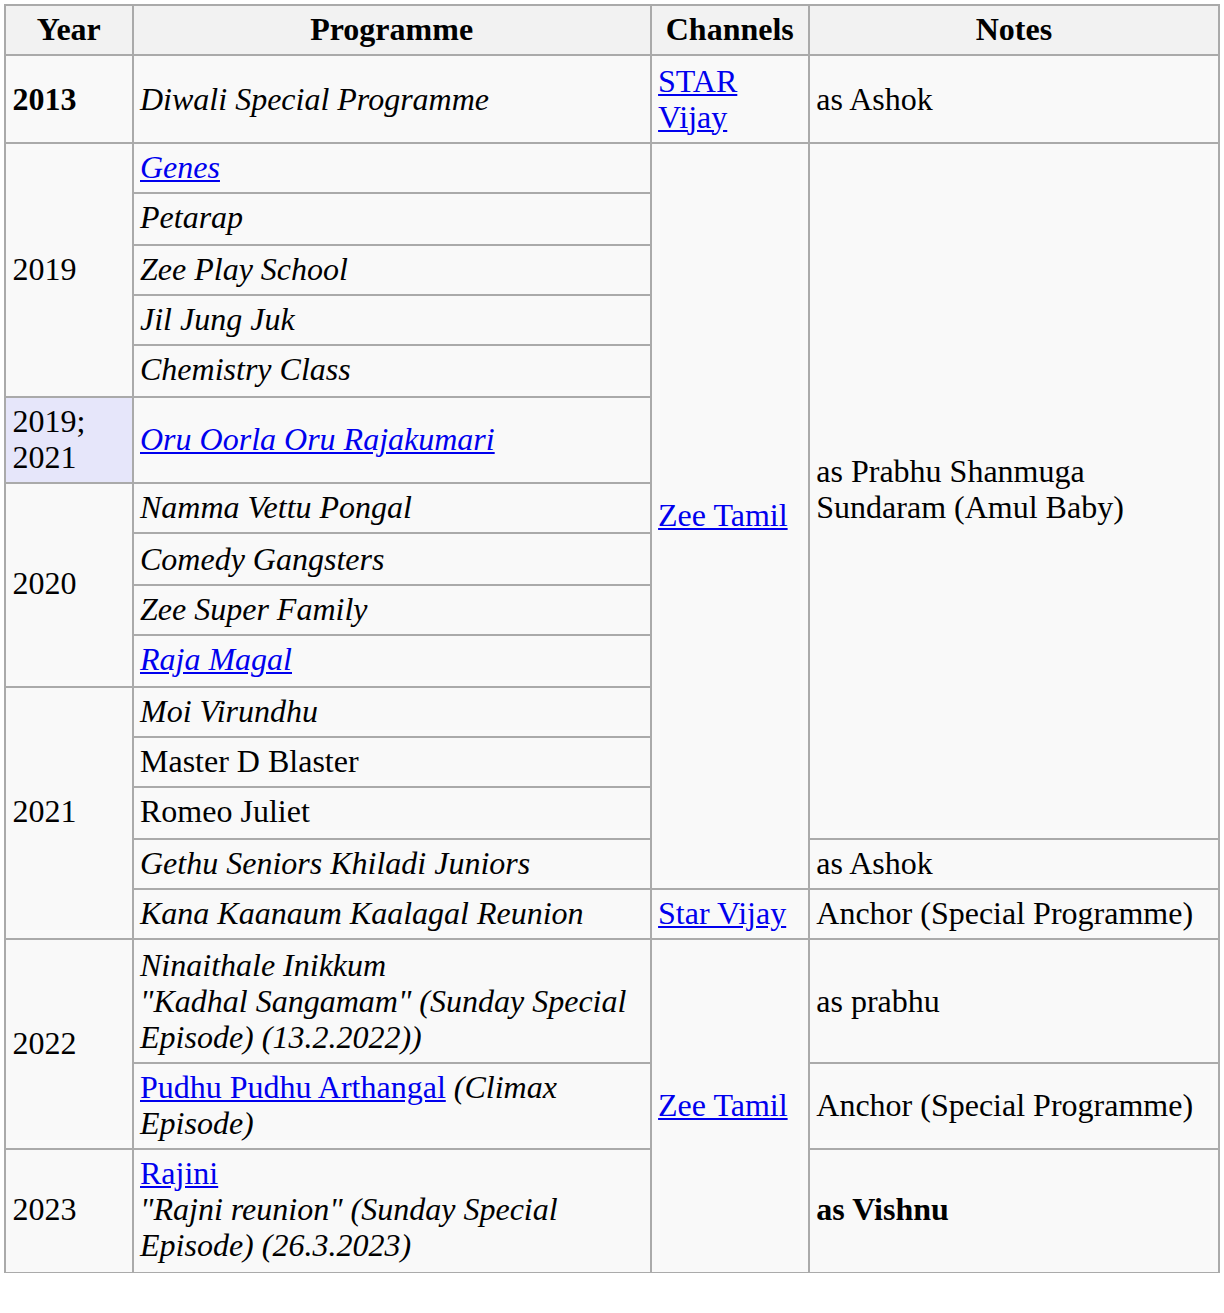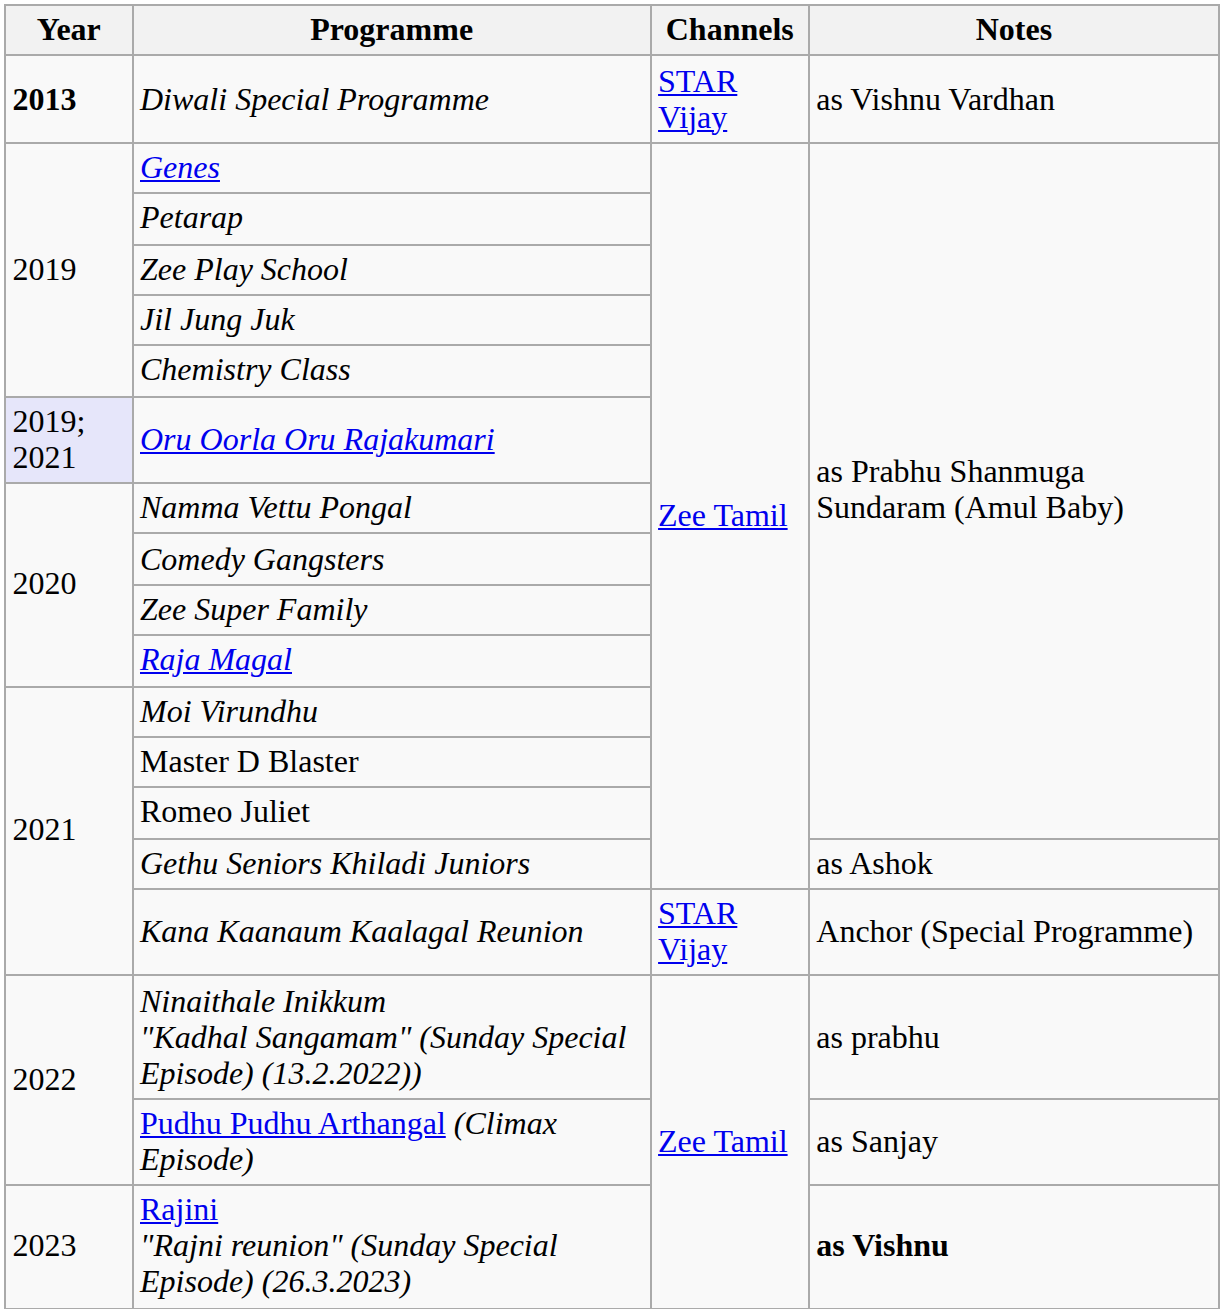(875, 98) as Ashok -> (936, 98) as Vishnu Vardhan
(722, 913) Star Vijay -> (698, 931) STAR Vijay
(1005, 1105) Anchor (Special Programme) -> (877, 1141) as Sanjay
